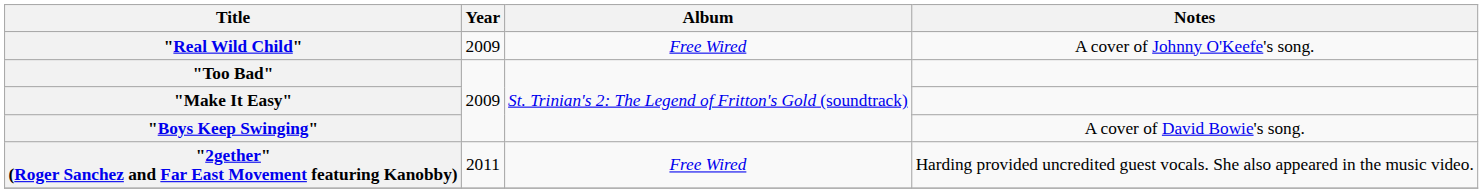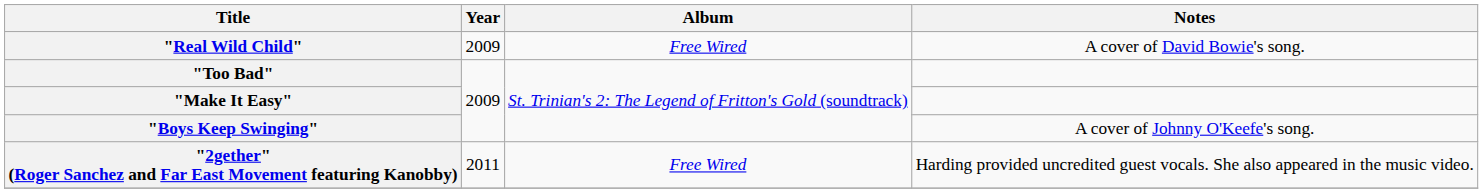(1195, 45) A cover of Johnny O'Keefe's song. -> (1195, 45) A cover of David Bowie's song.
(1195, 127) A cover of David Bowie's song. -> (1195, 127) A cover of Johnny O'Keefe's song.
